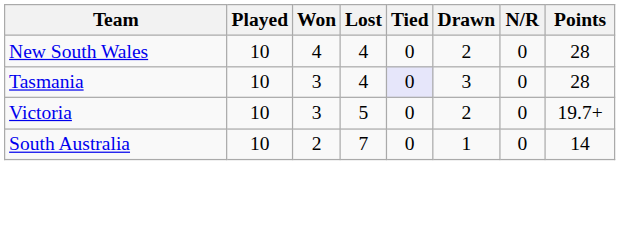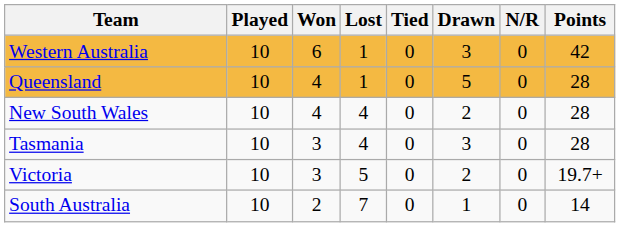+ row: (79, 50)
+ row: (55, 81)
(410, 81) lavender background -> (410, 143) no background
